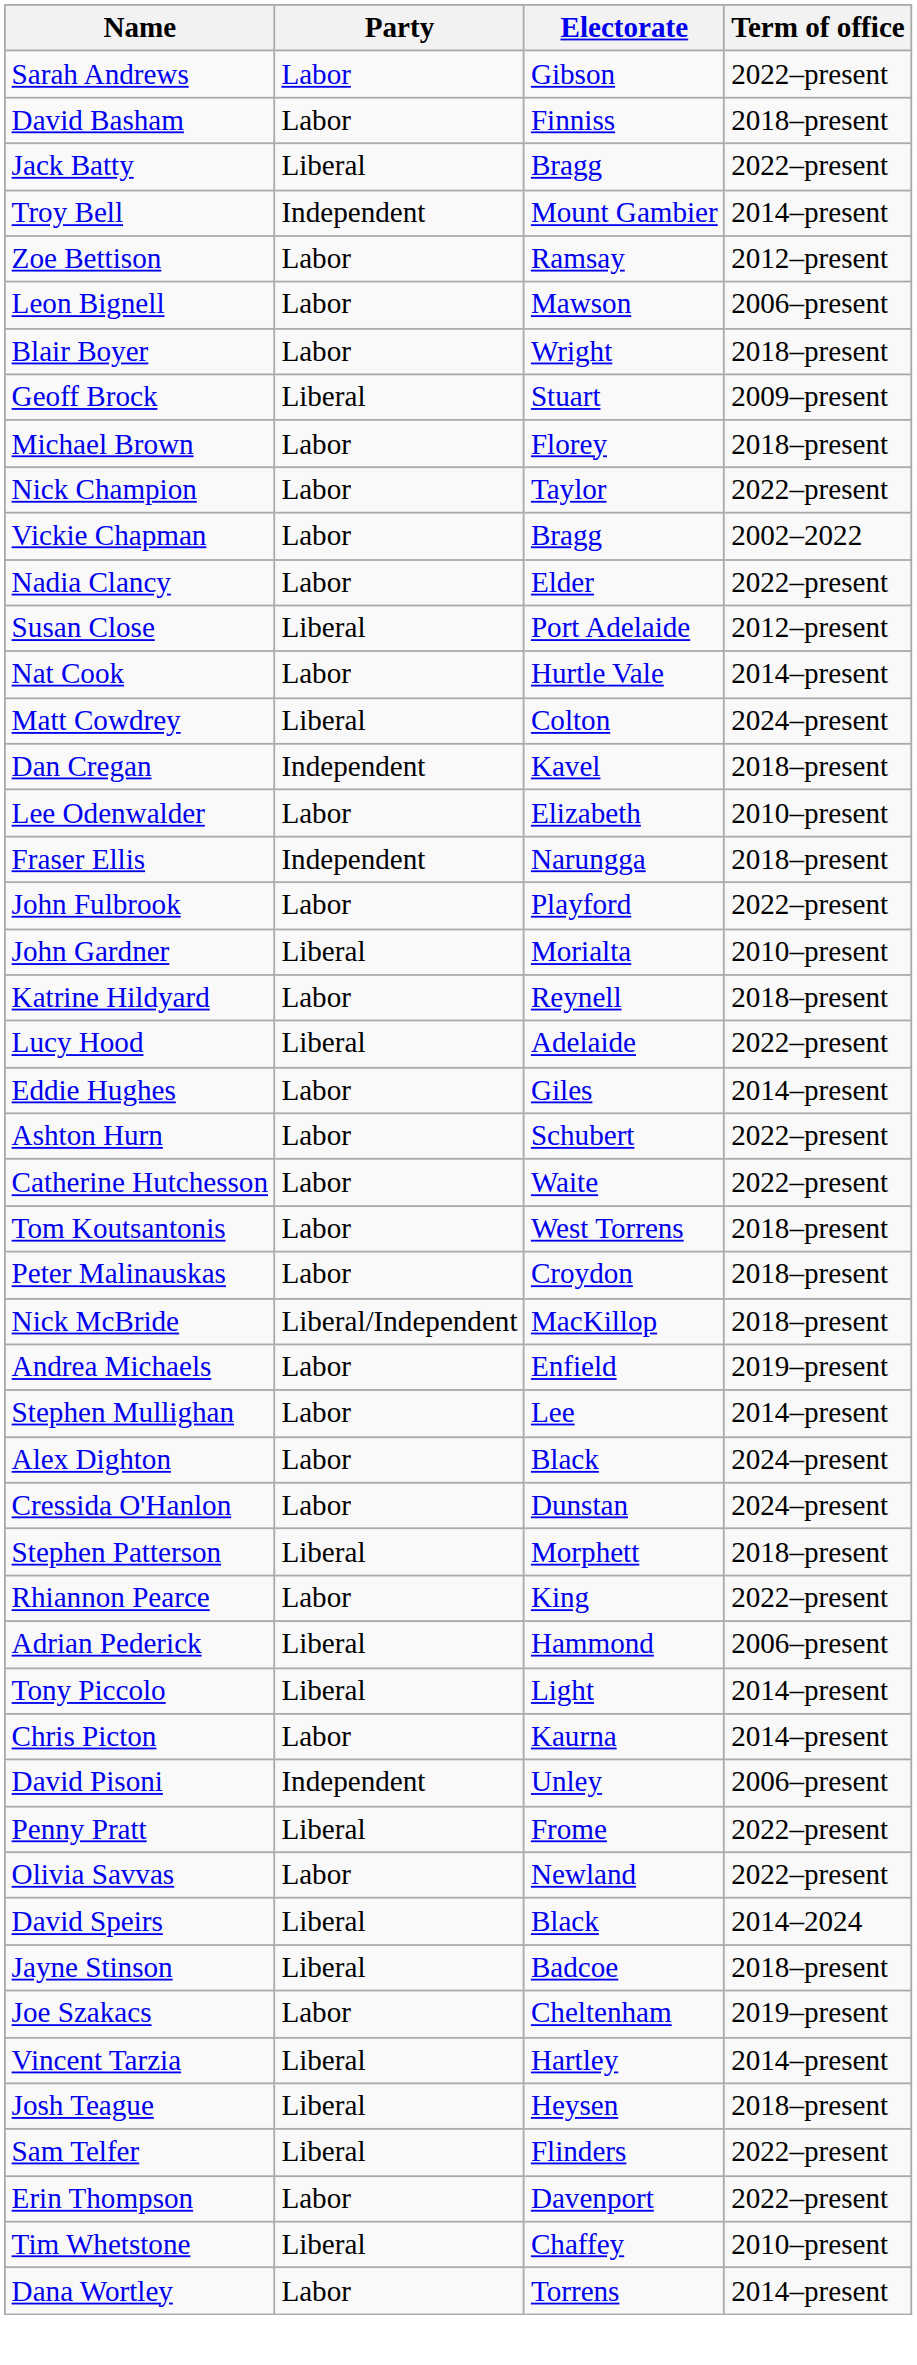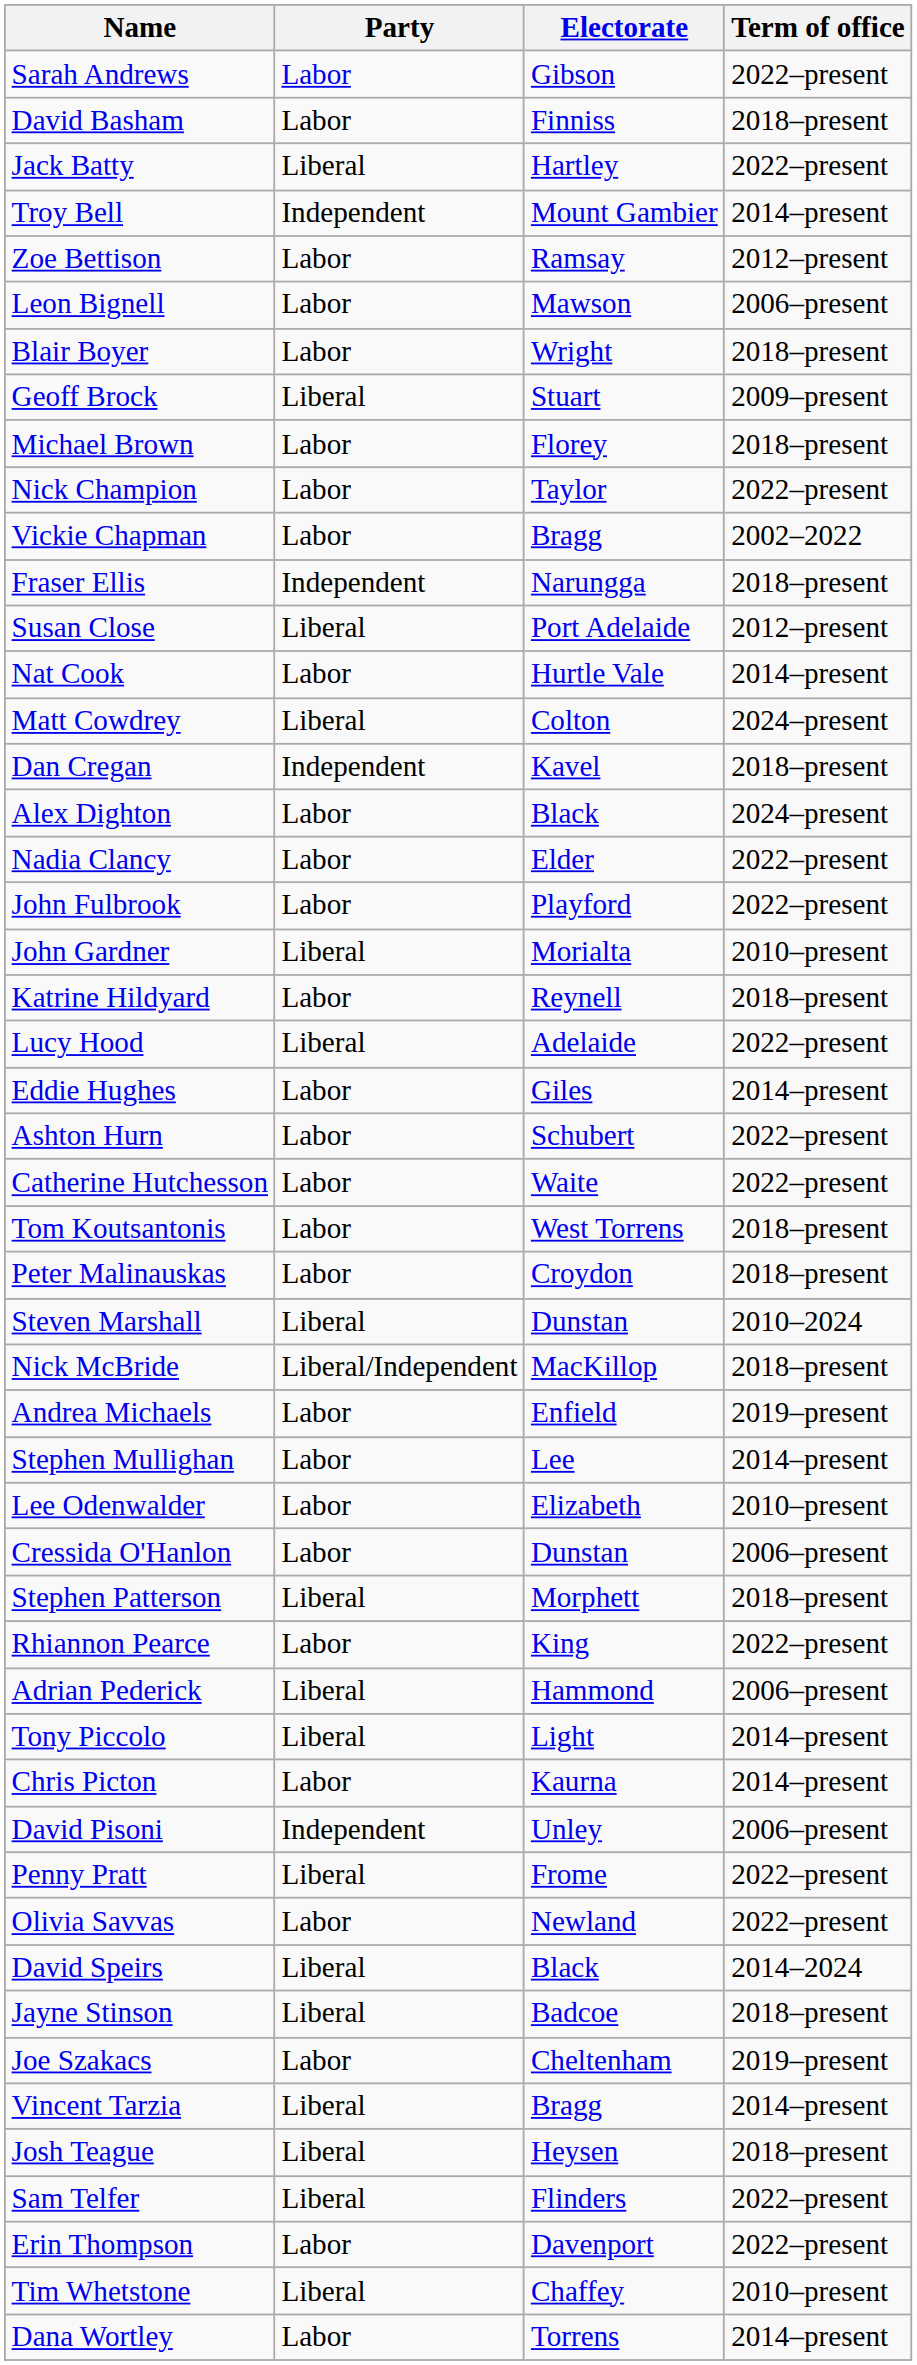(567, 166) Bragg -> (575, 166) Hartley
rows swapped: (91, 581) <-> (78, 858)
rows swapped: (91, 1459) <-> (108, 812)
+ row: (107, 1320)
(810, 1505) 2024–present -> (810, 1551) 2006–present
(575, 2059) Hartley -> (567, 2105) Bragg
